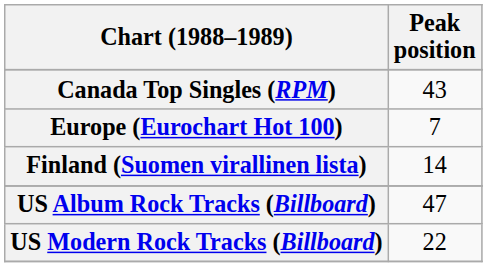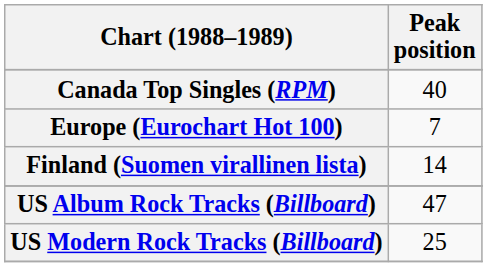(435, 89) 43 -> (435, 89) 40
(435, 242) 22 -> (435, 242) 25
